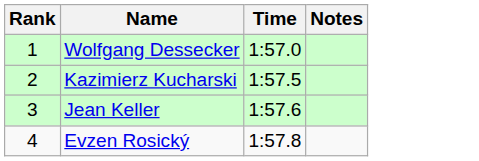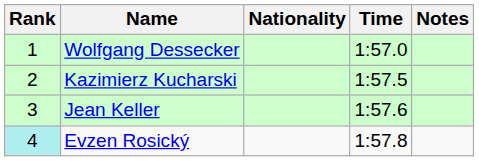+ column: (297, 19)
(32, 140) no background -> (32, 140) paleturquoise background
